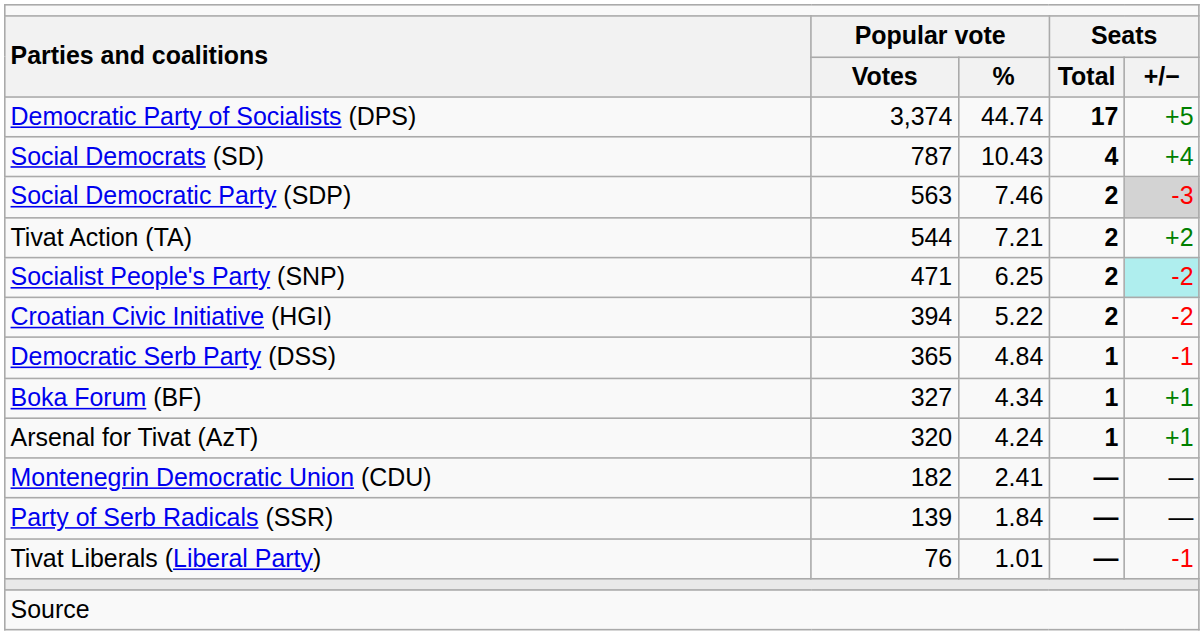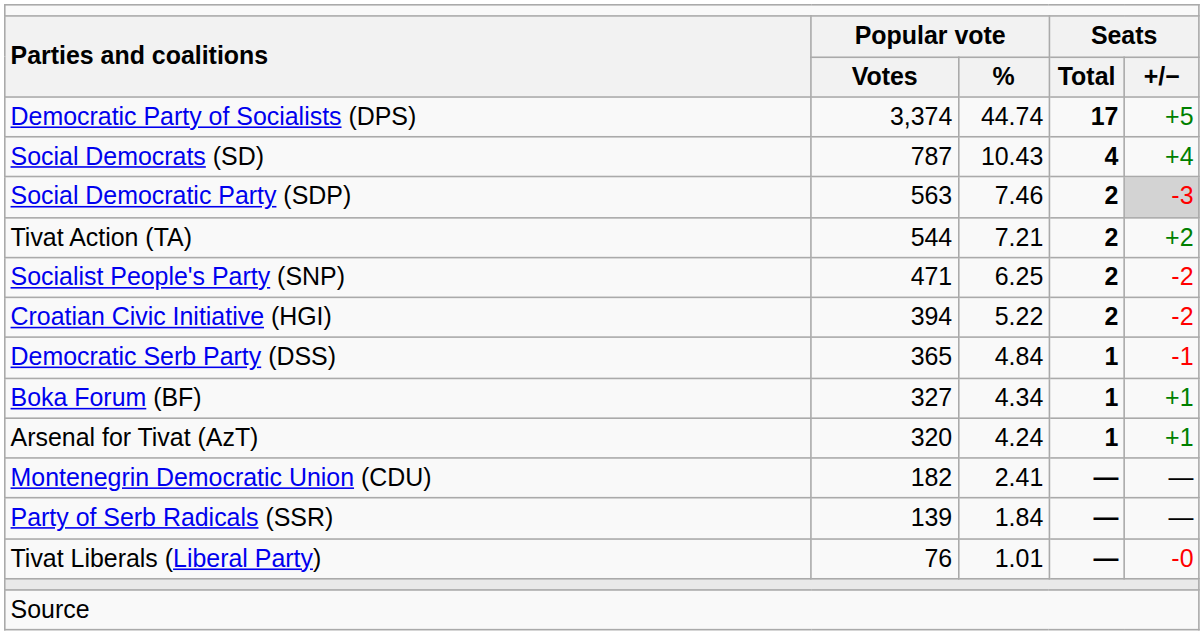(1182, 276) paleturquoise background -> (1182, 276) no background
(1182, 557) -1 -> (1182, 557) -0
